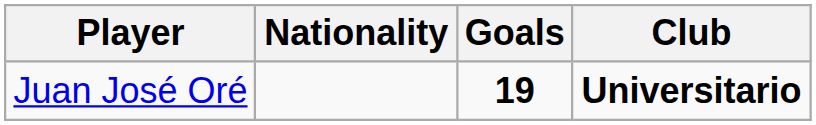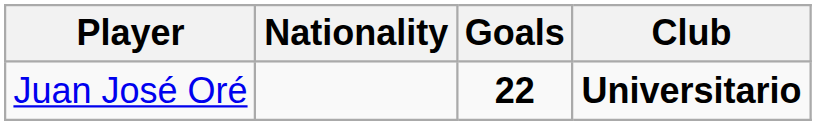(515, 90) 19 -> (515, 90) 22
